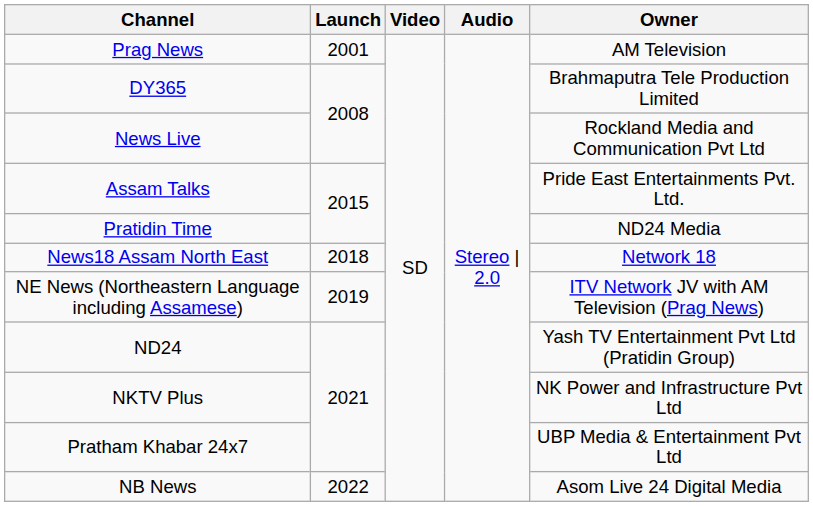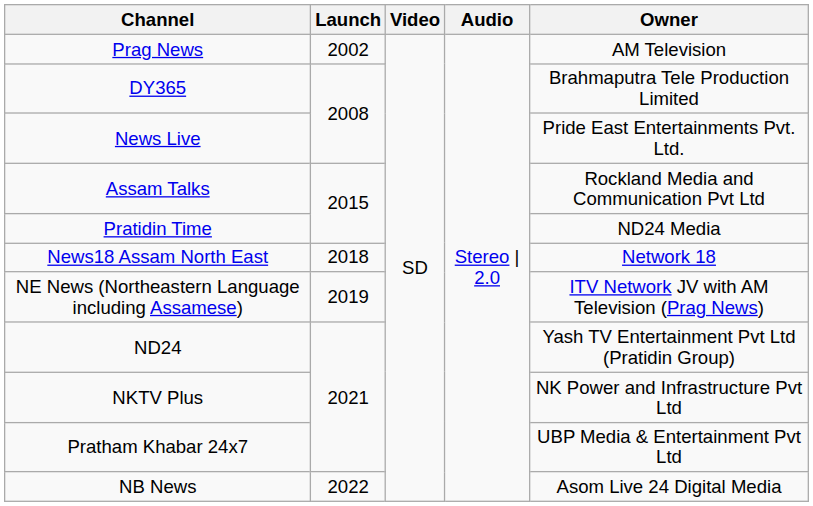(348, 49) 2001 -> (348, 49) 2002
(669, 139) Rockland Media and Communication Pvt Ltd -> (669, 139) Pride East Entertainments Pvt. Ltd.
(669, 189) Pride East Entertainments Pvt. Ltd. -> (669, 189) Rockland Media and Communication Pvt Ltd
